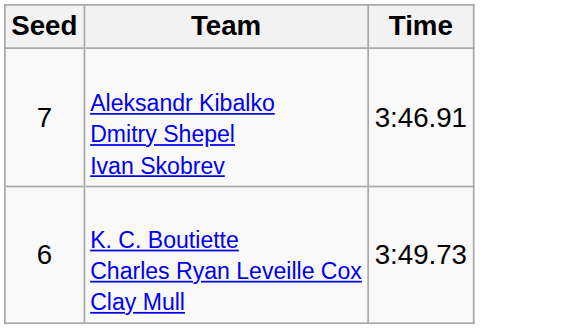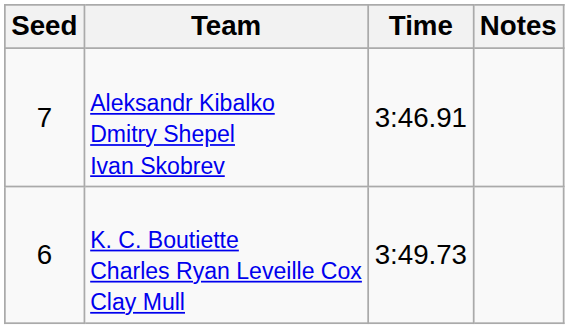+ column: (518, 26)
